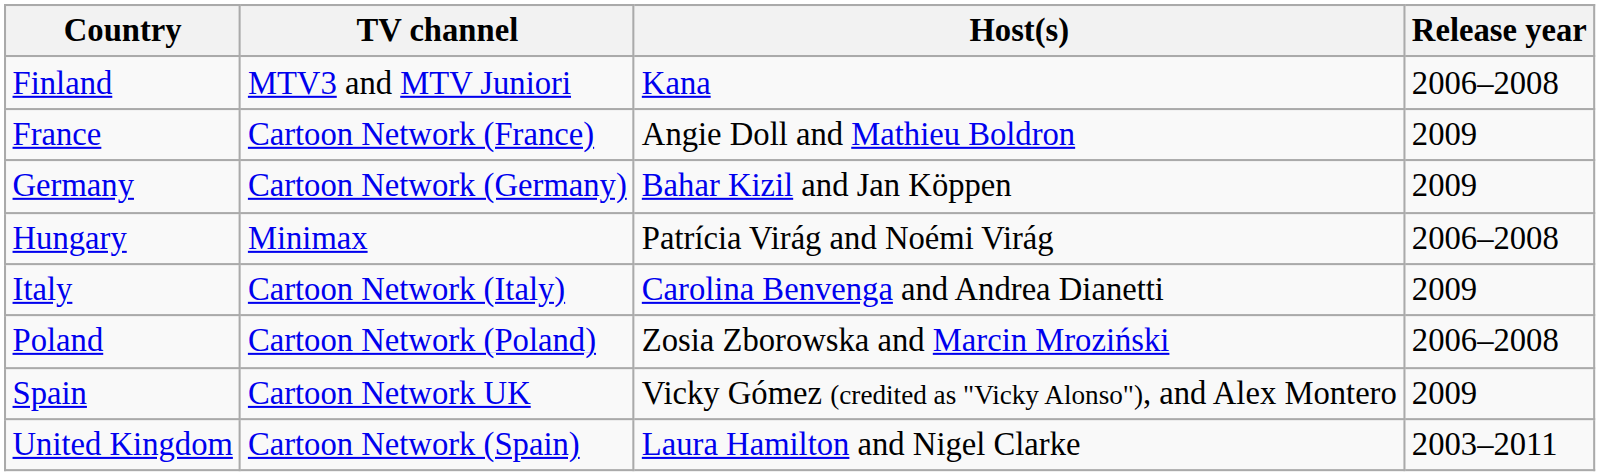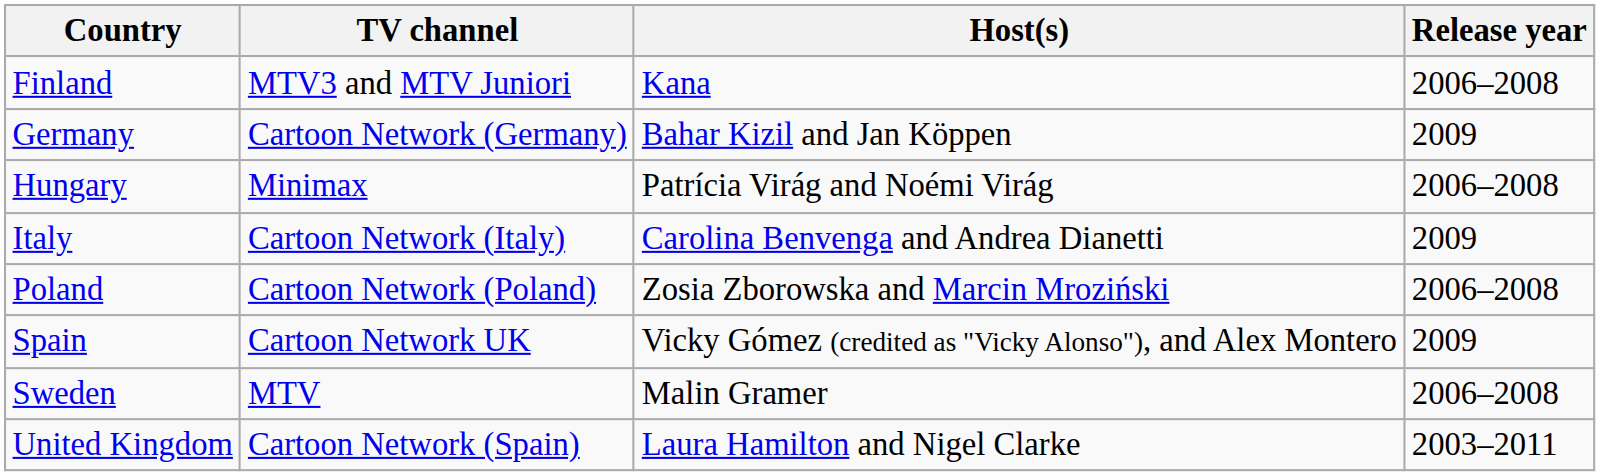- row: (57, 133)
+ row: (64, 392)
